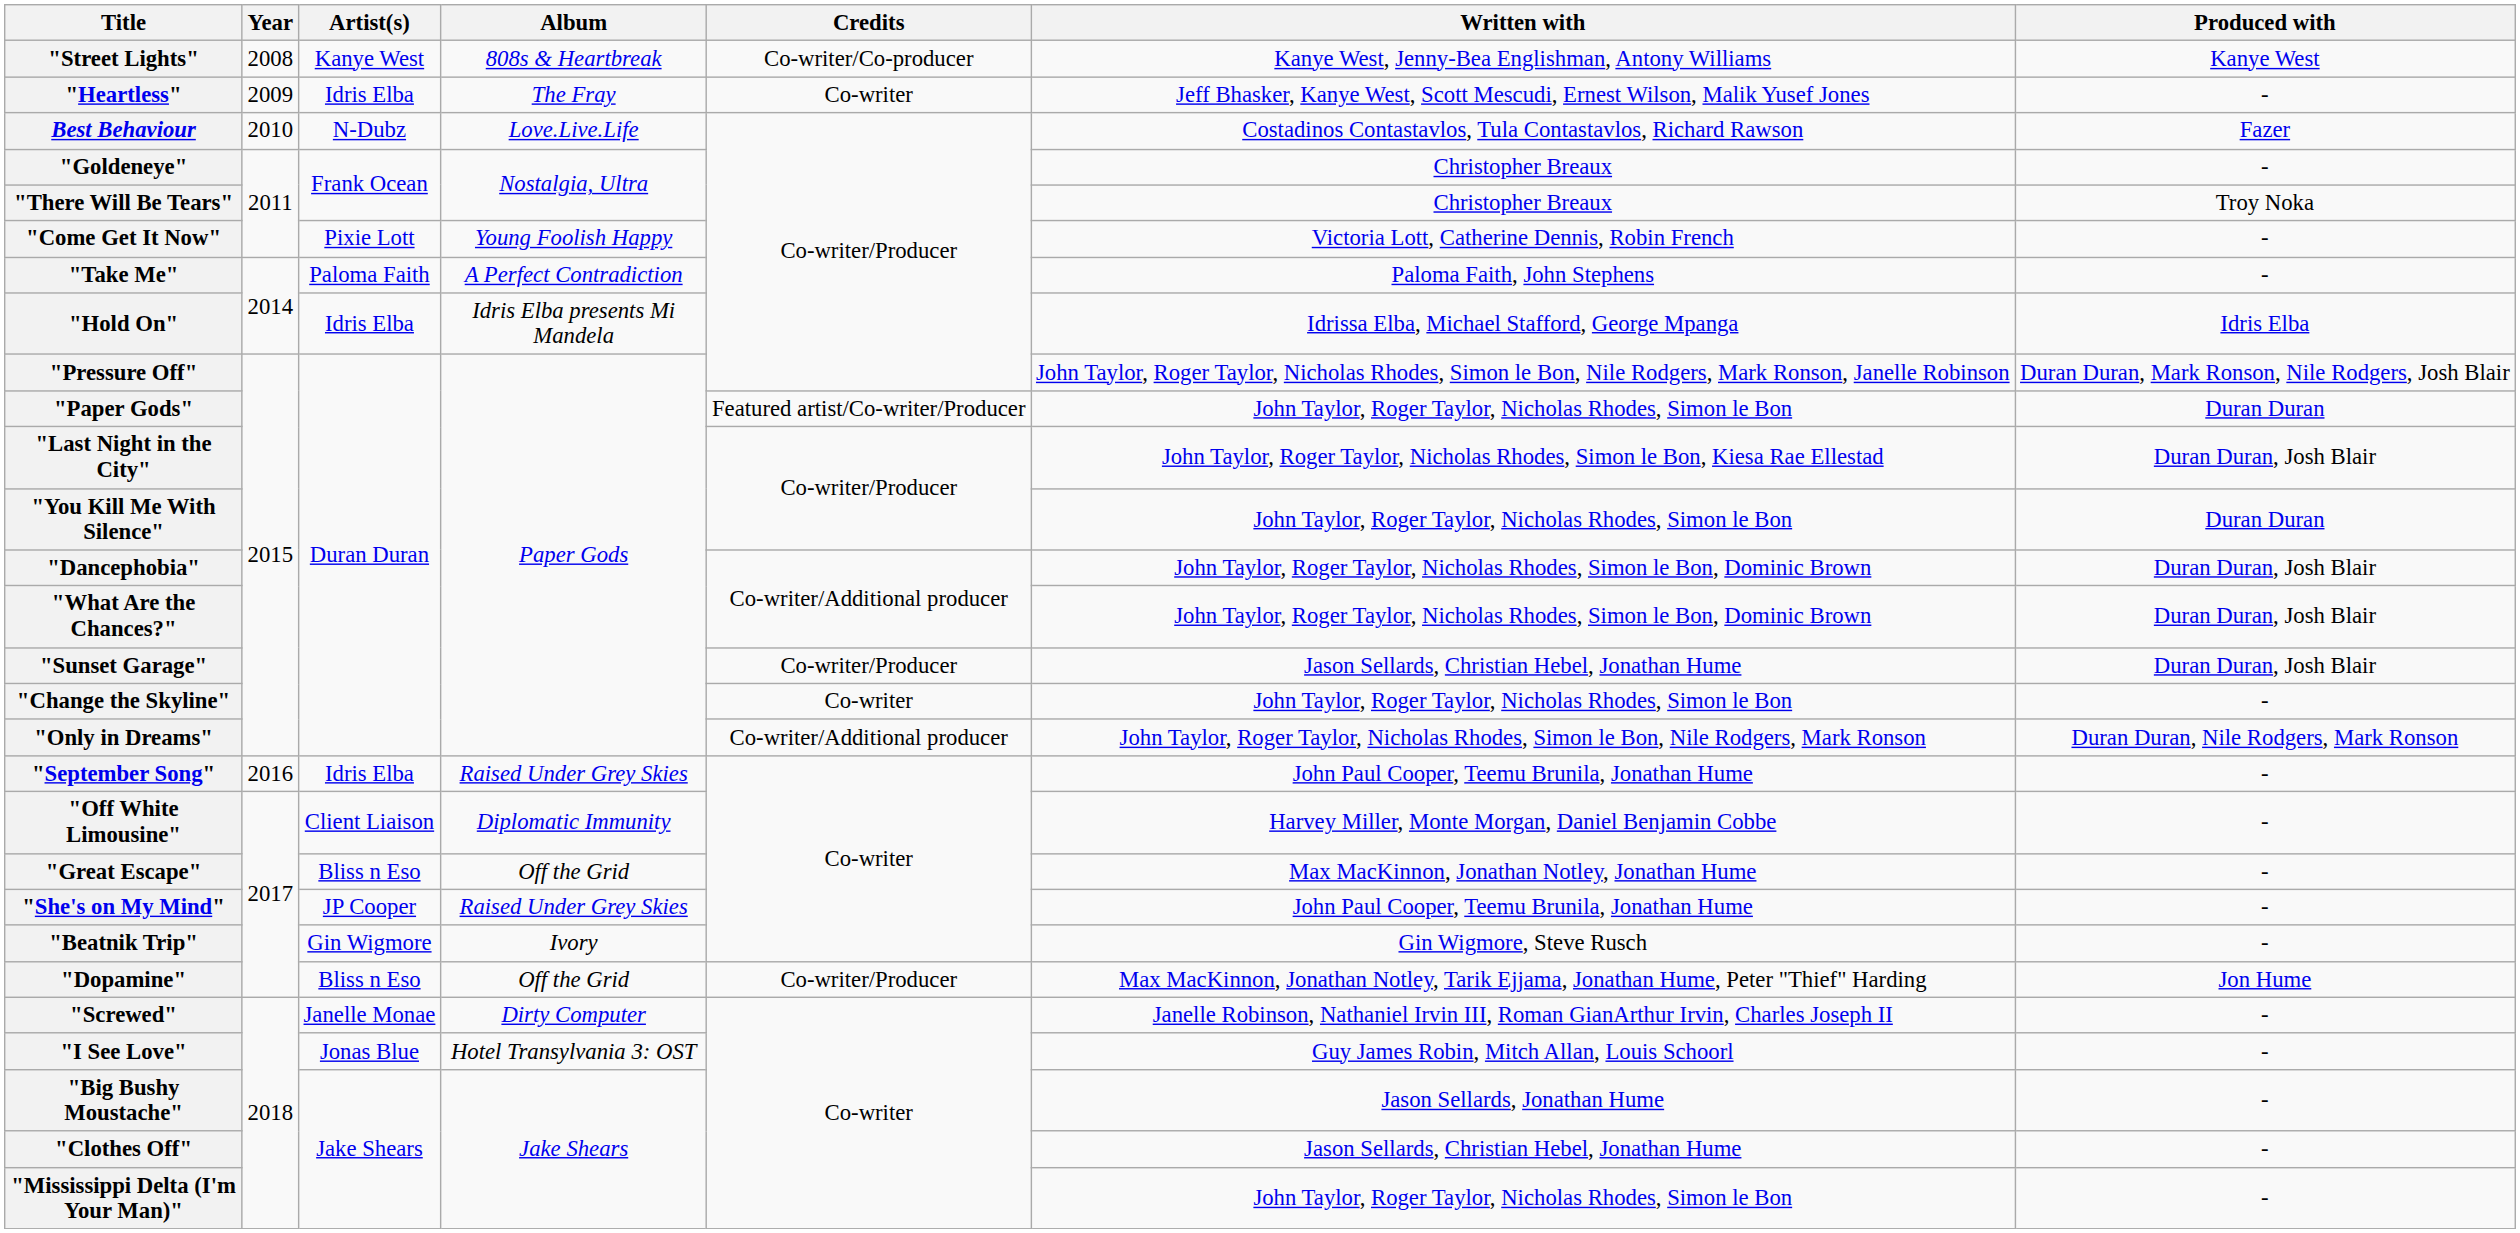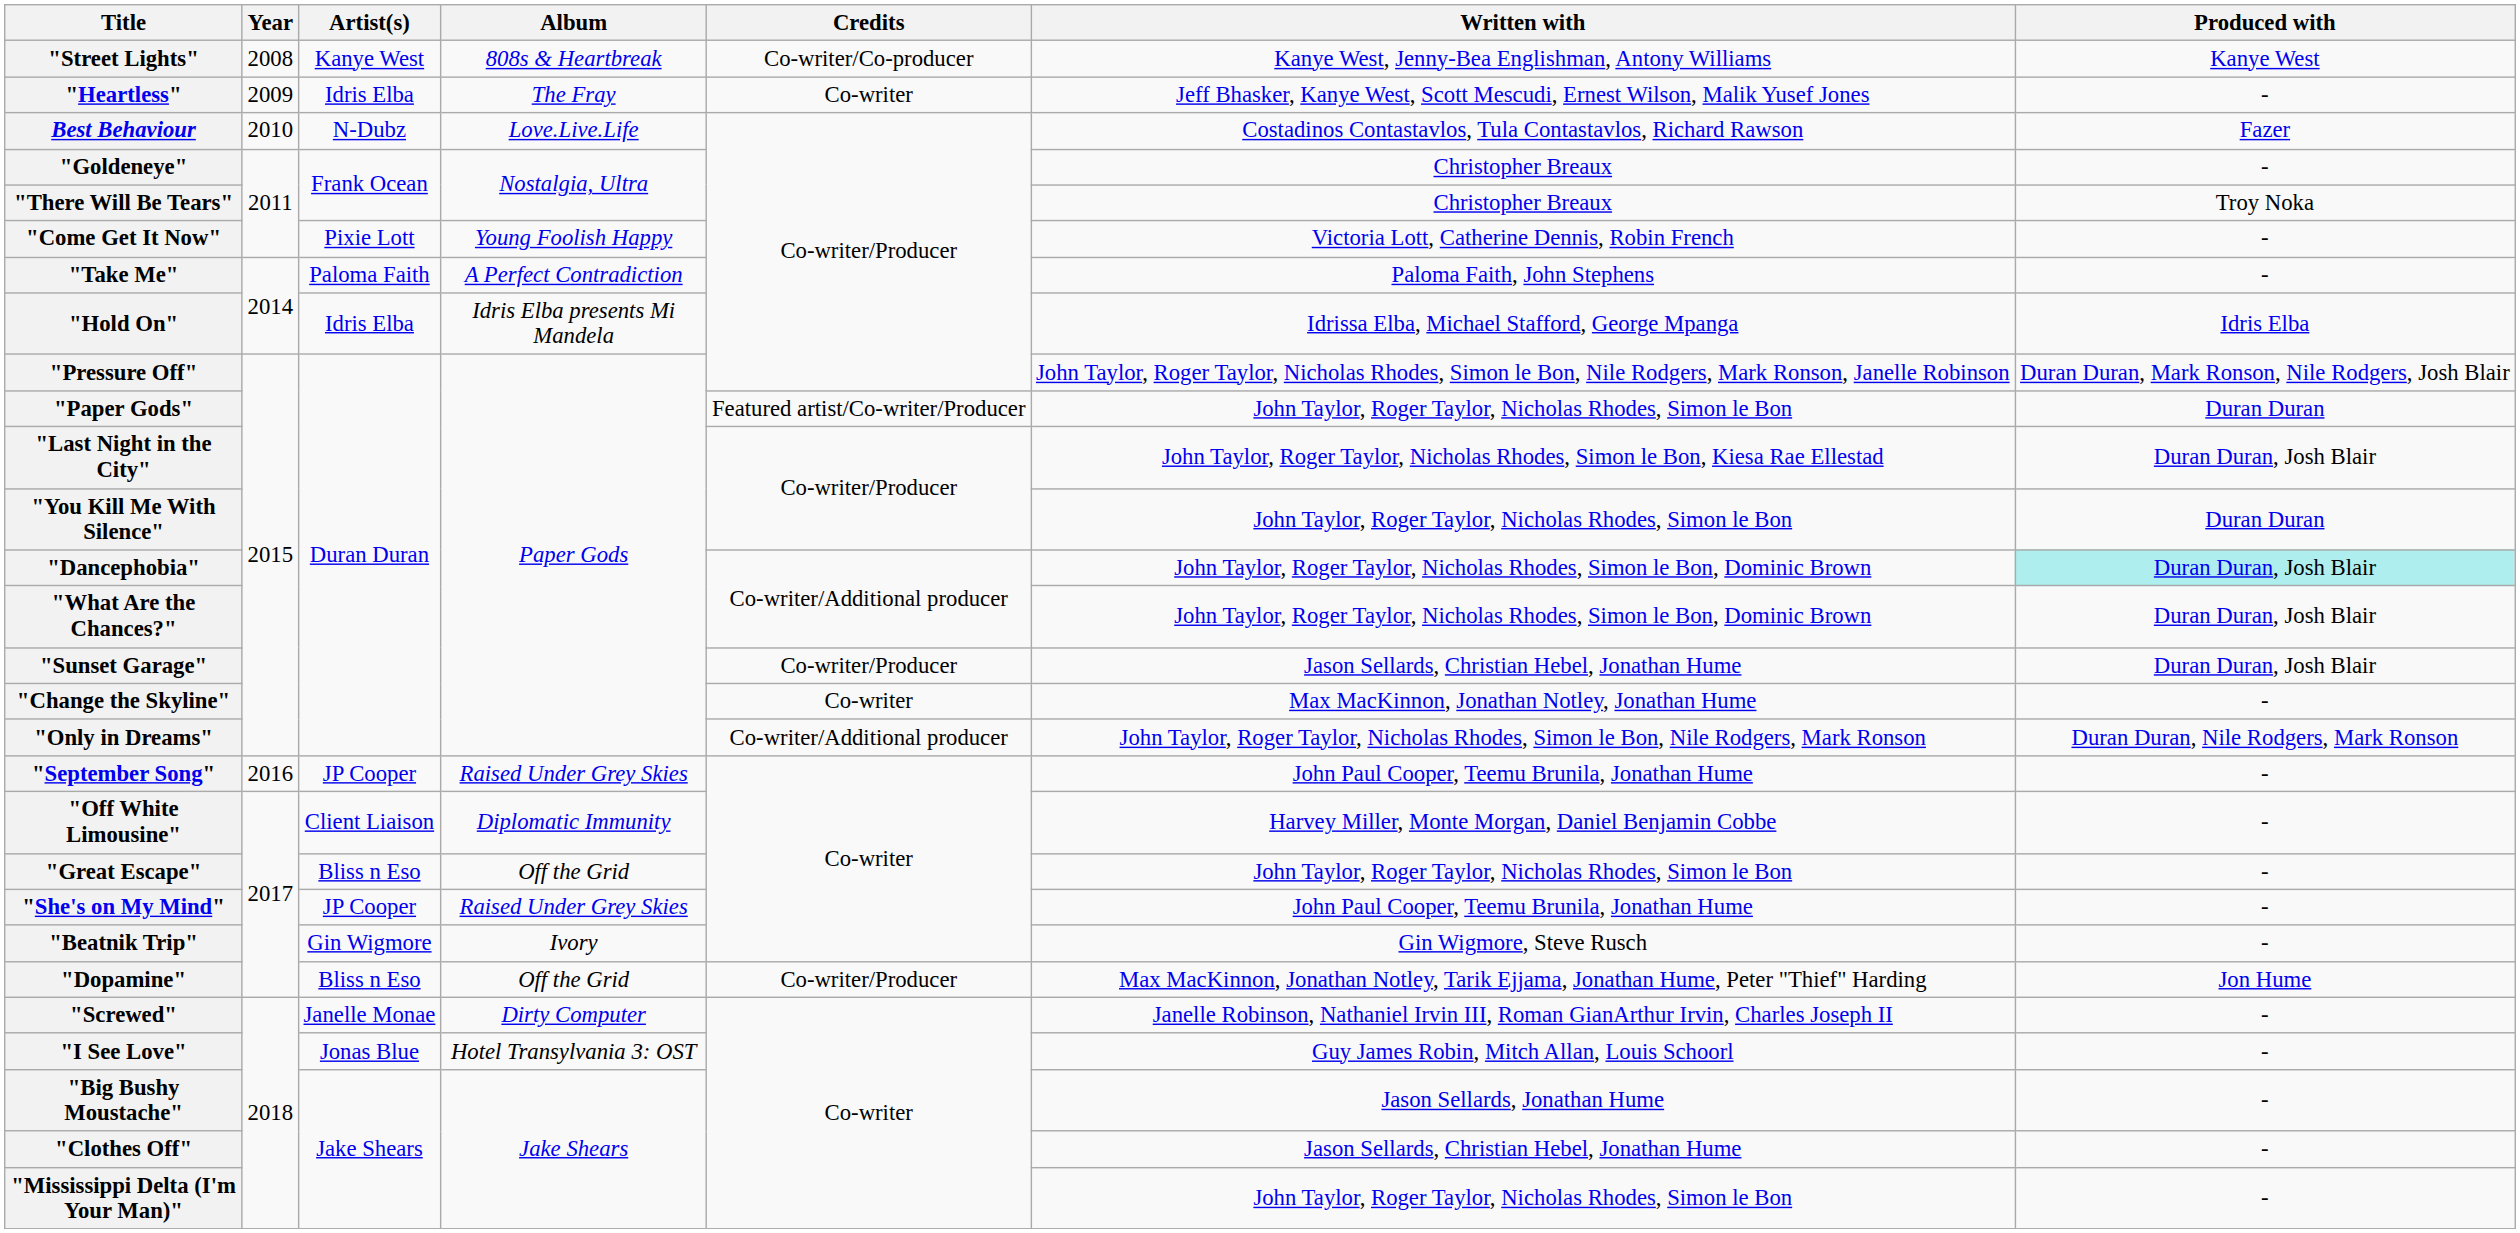(2265, 567) no background -> (2265, 567) paleturquoise background
(1523, 701) John Taylor, Roger Taylor, Nicholas Rhodes, Simon le Bon -> (1523, 701) Max MacKinnon, Jonathan Notley, Jonathan Hume
(369, 773) Idris Elba -> (369, 773) JP Cooper
(1523, 870) Max MacKinnon, Jonathan Notley, Jonathan Hume -> (1523, 870) John Taylor, Roger Taylor, Nicholas Rhodes, Simon le Bon
